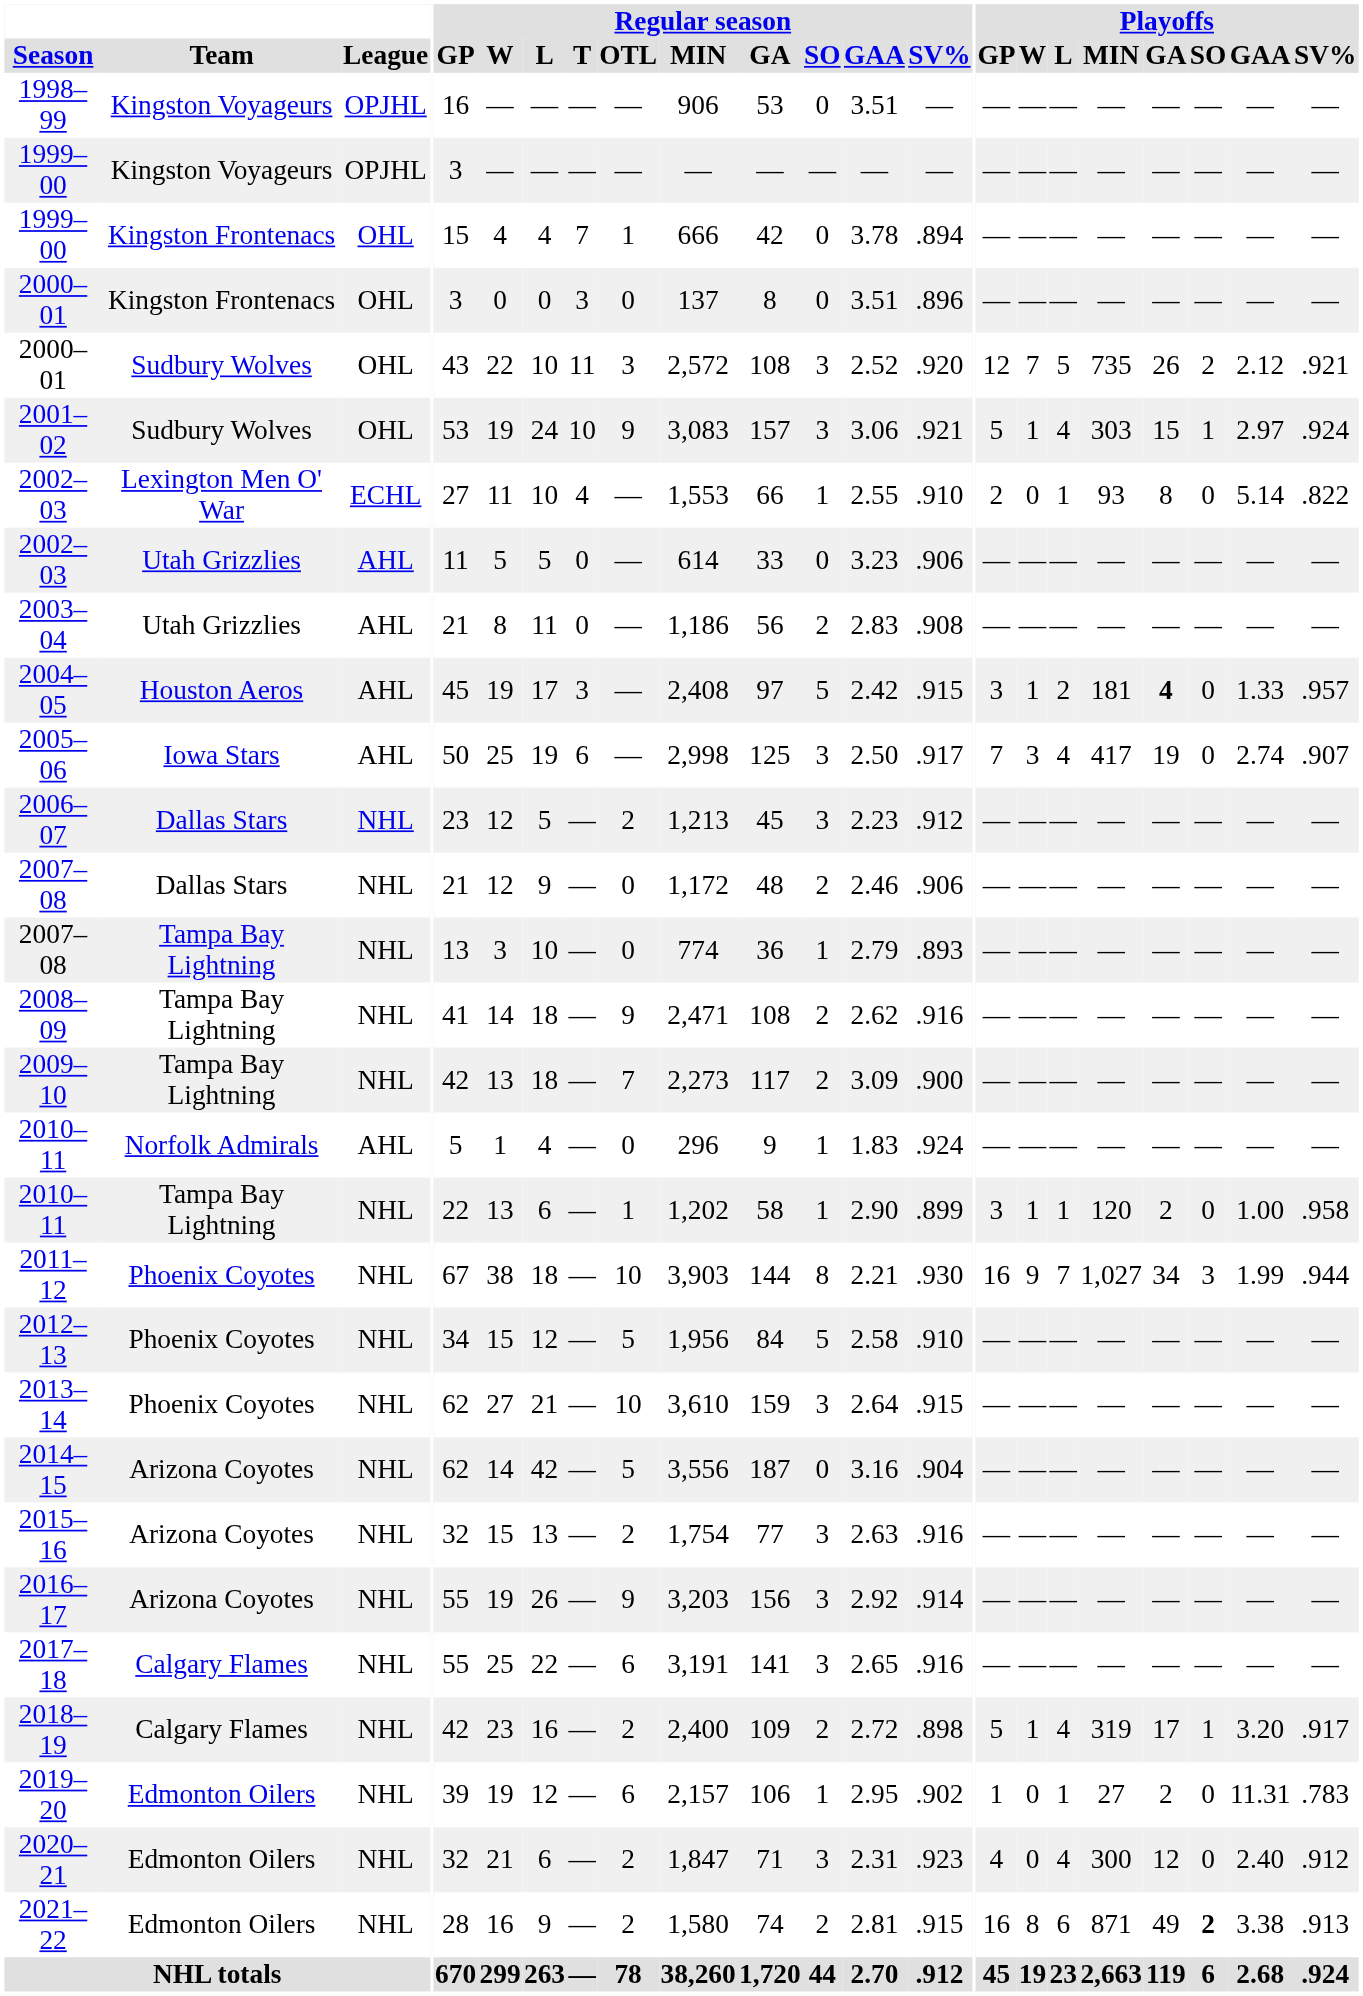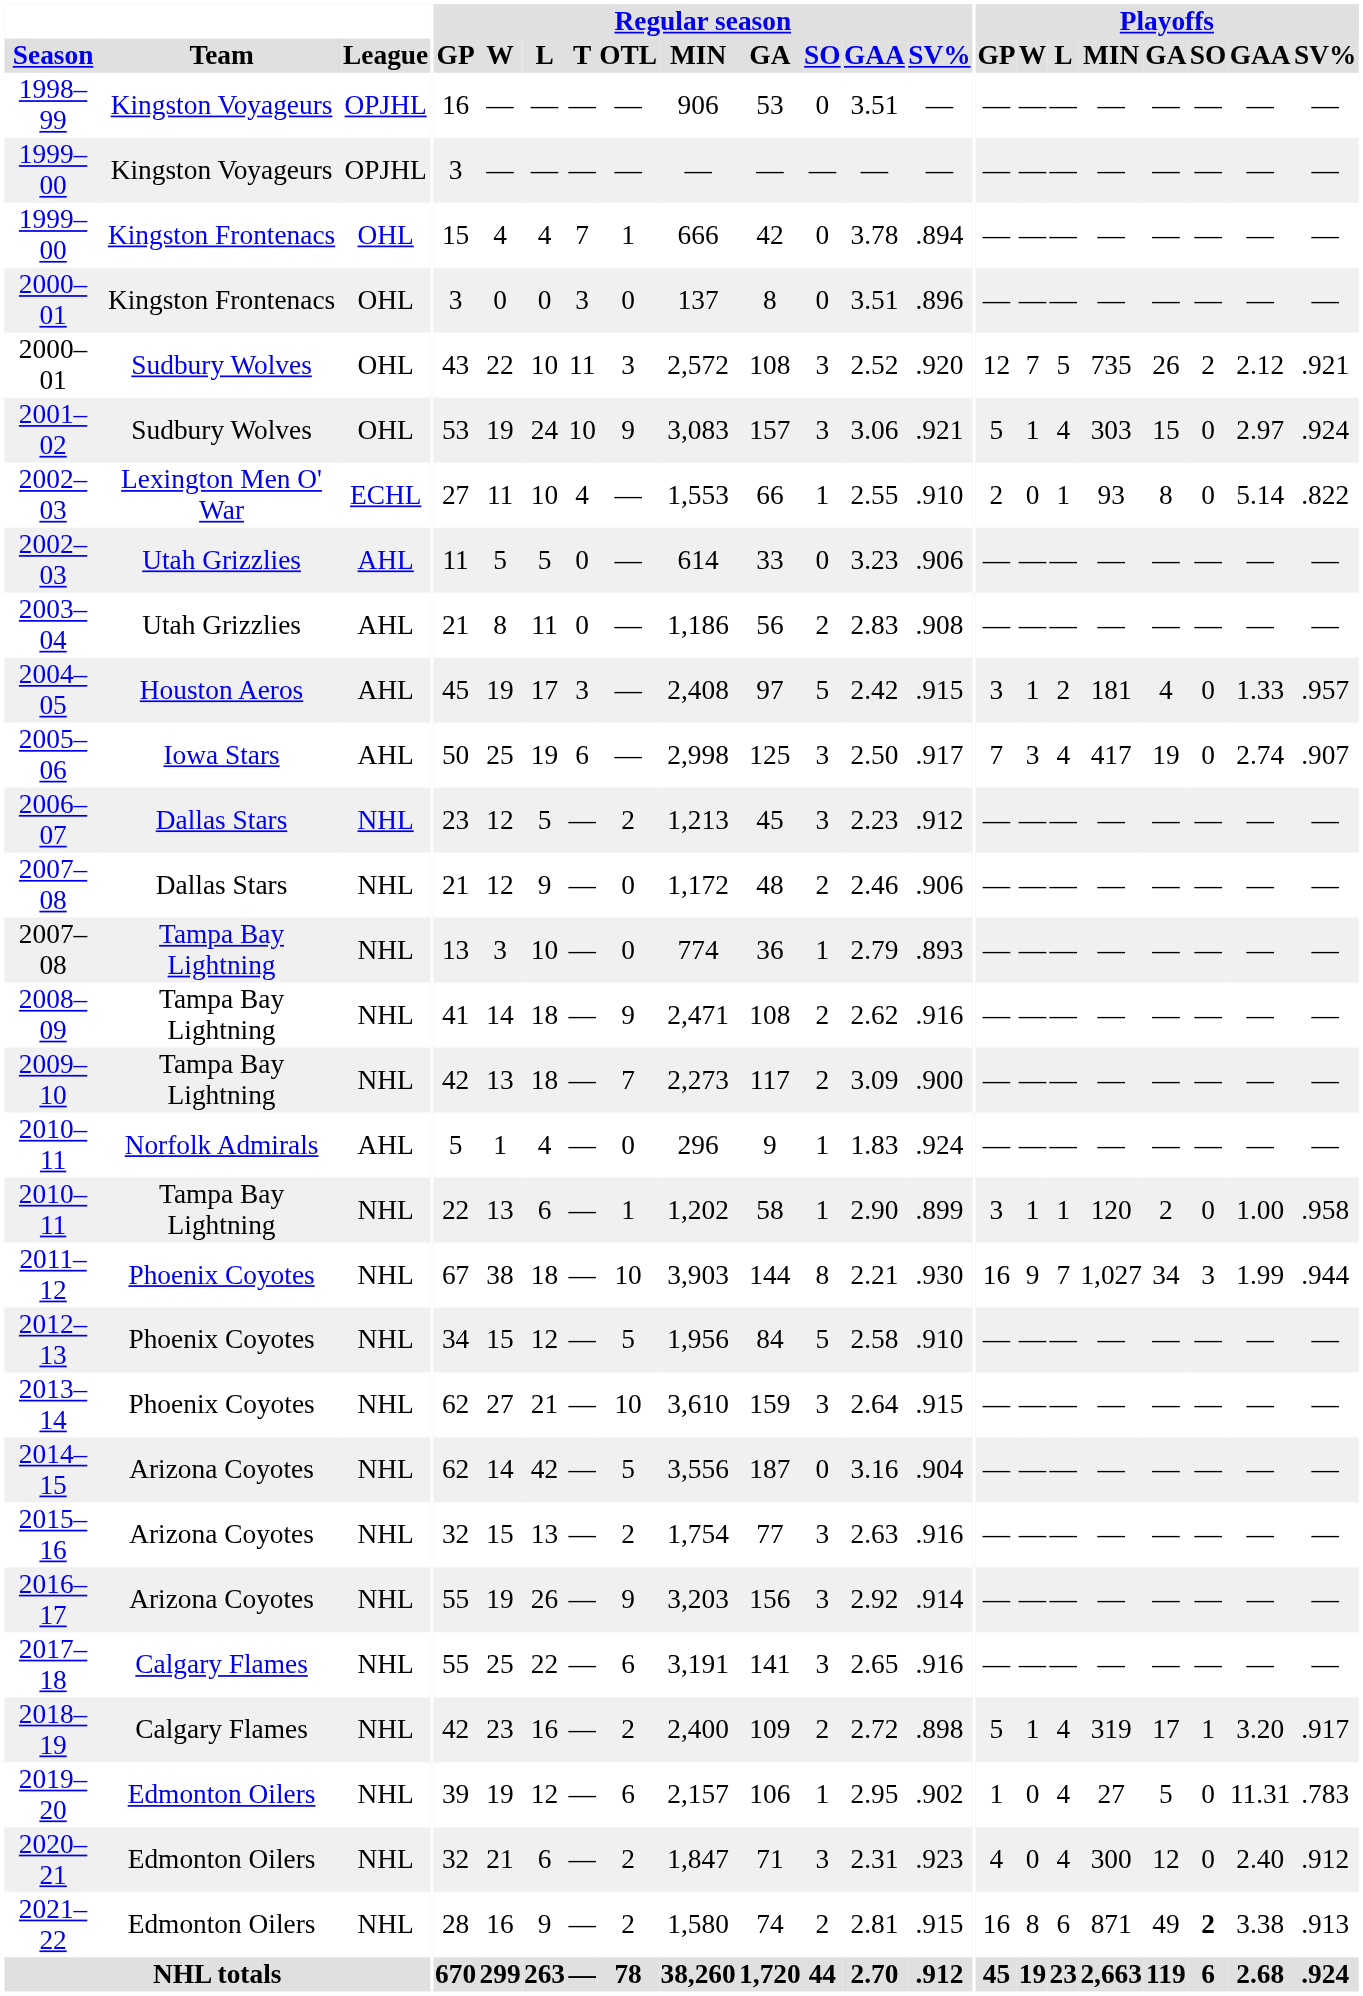(1208, 429) 1 -> (1208, 429) 0
(1166, 689) bold -> (1166, 689) normal
(1063, 1794) 1 -> (1063, 1794) 4
(1166, 1794) 2 -> (1166, 1794) 5
